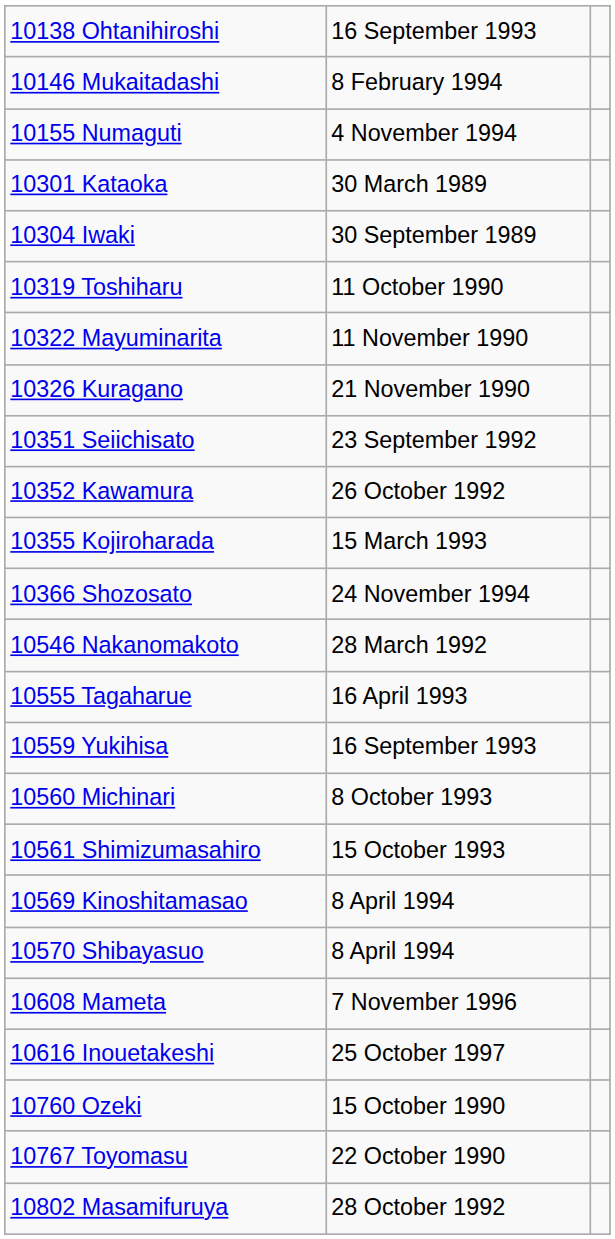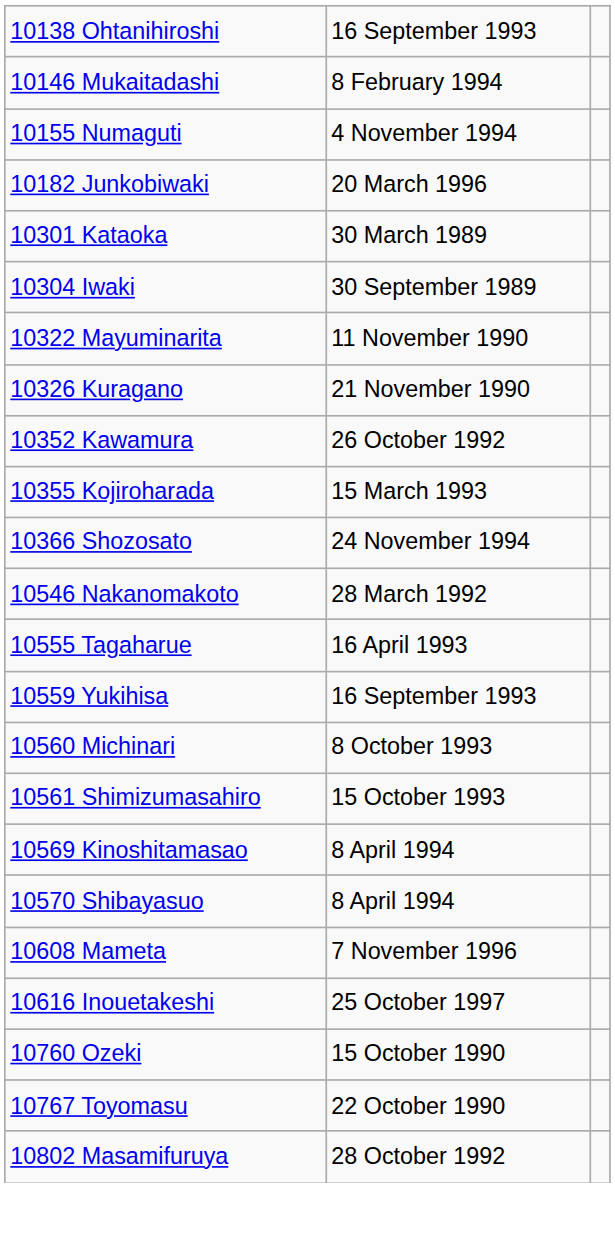+ row: (110, 184)
- row: (96, 286)
- row: (102, 440)
